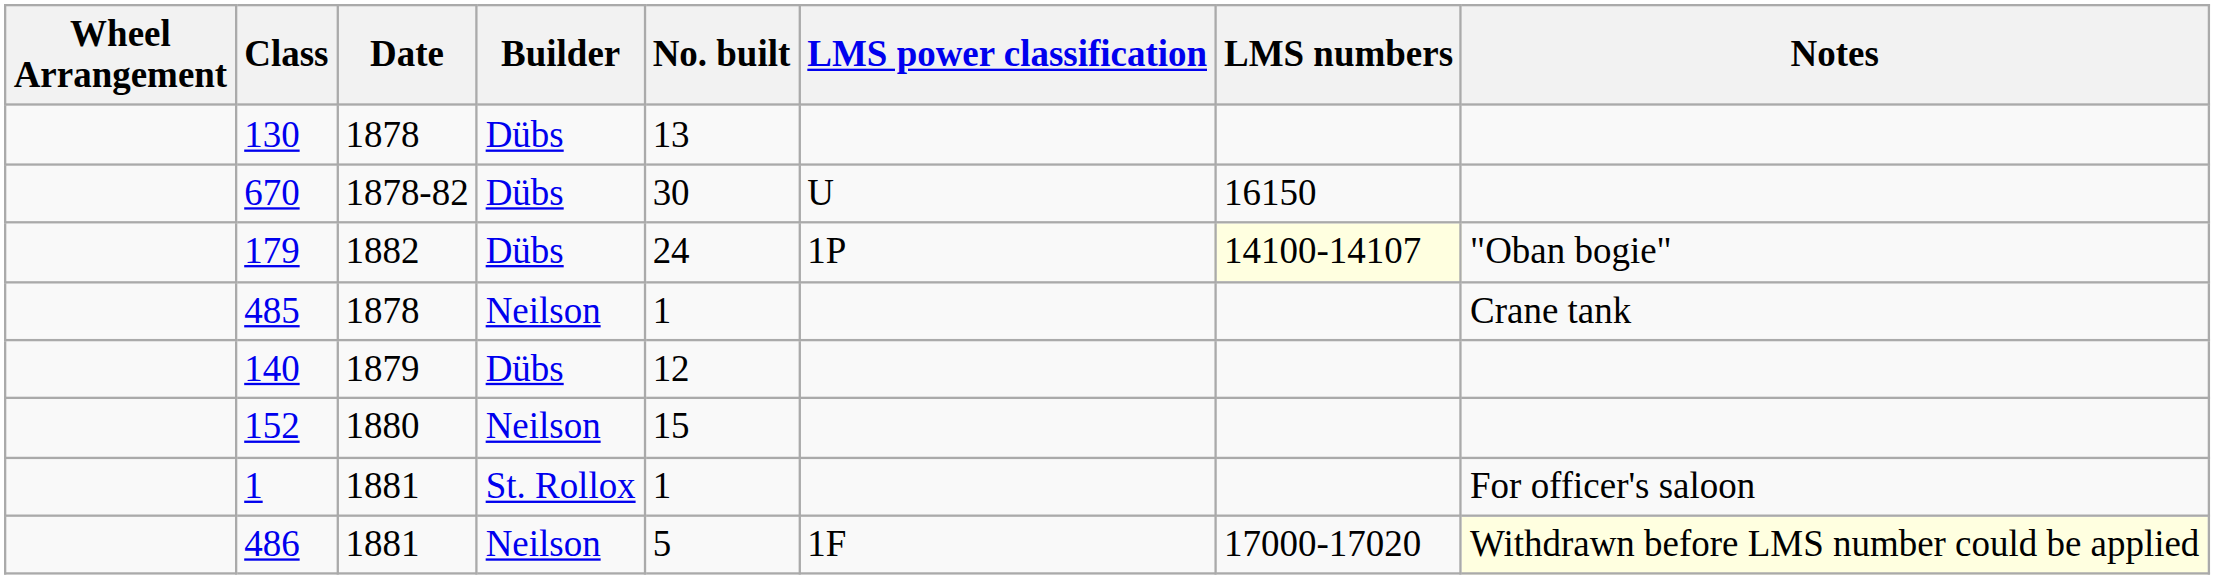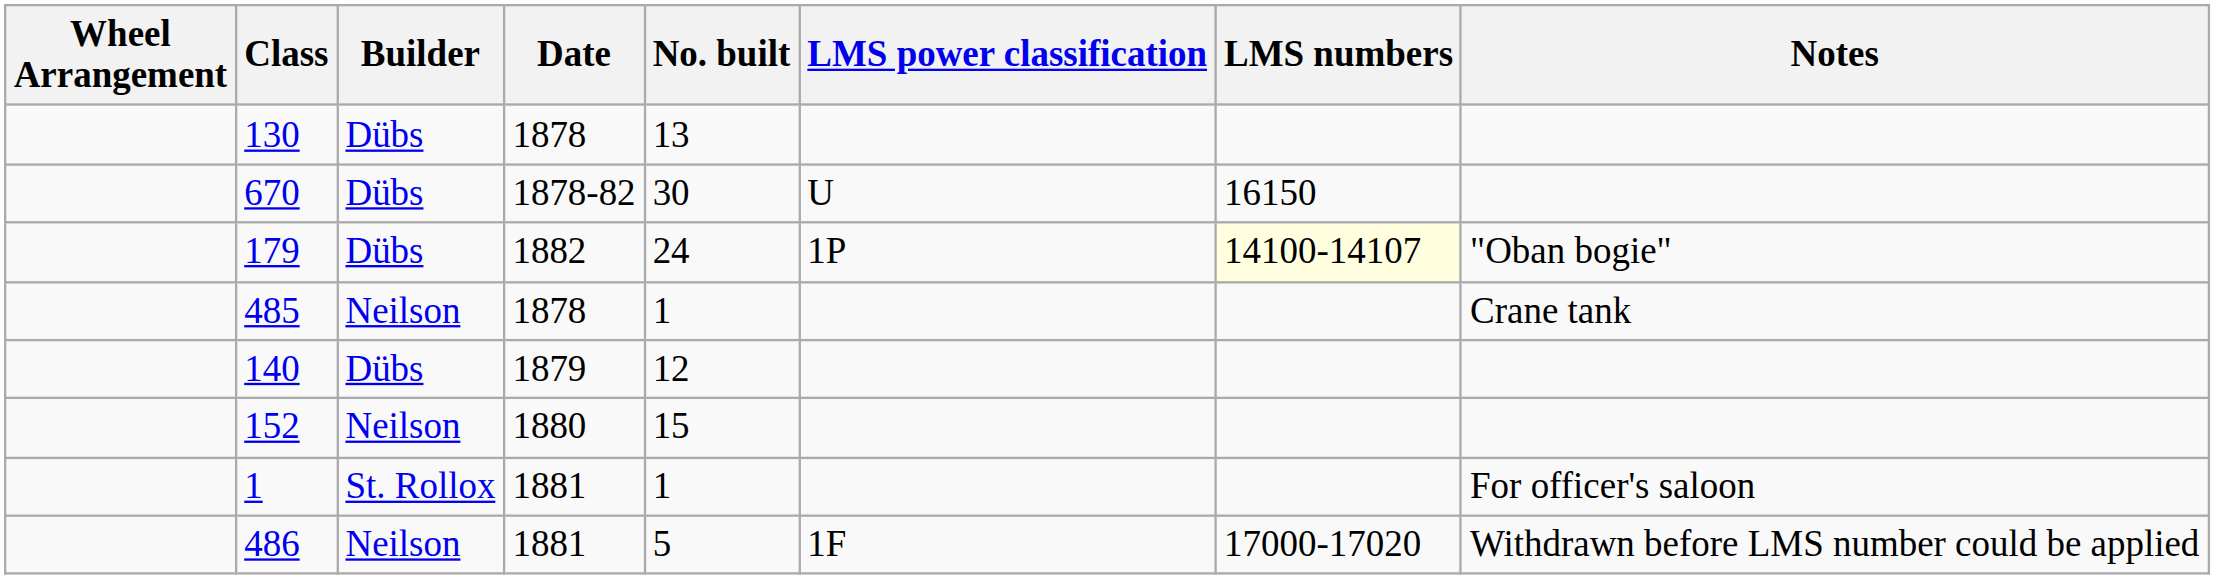columns swapped: (407, 54) <-> (561, 54)
(1835, 544) lightyellow background -> (1835, 544) no background
